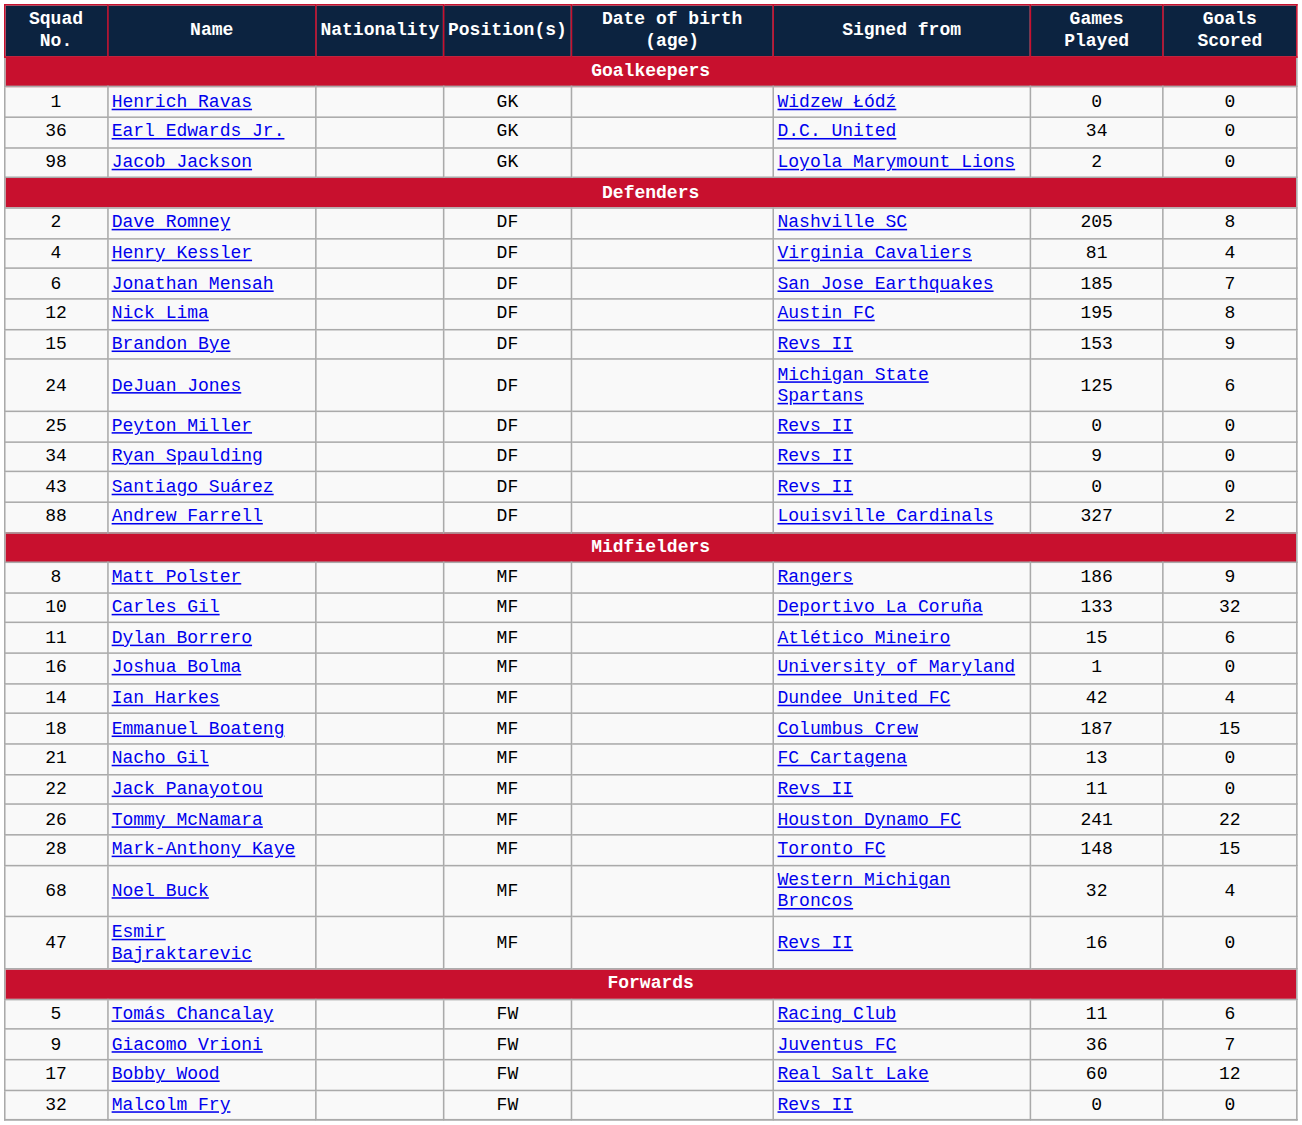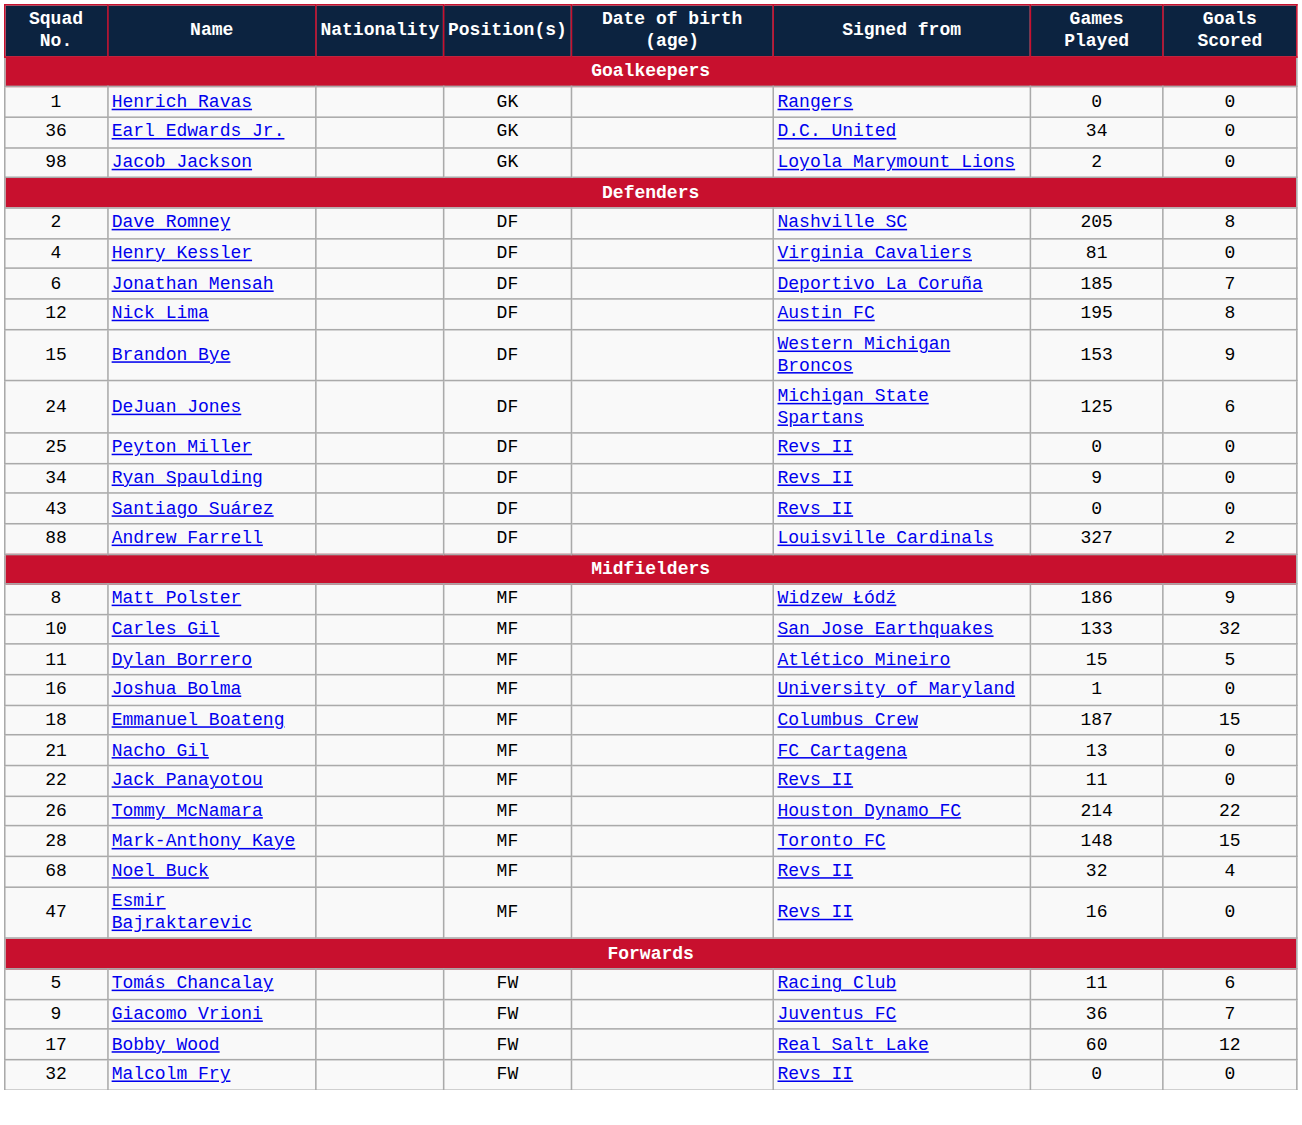(837, 102) Widzew Łódź -> (815, 102) Rangers
(1230, 253) 4 -> (1230, 253) 0
(886, 283) San Jose Earthquakes -> (880, 283) Deportivo La Coruña
(815, 344) Revs II -> (864, 355) Western Michigan Broncos
(815, 577) Rangers -> (837, 599) Widzew Łódź
(880, 608) Deportivo La Coruña -> (886, 629) San Jose Earthquakes
(1230, 638) 6 -> (1230, 659) 5
- row: (166, 698)
(1097, 819) 241 -> (1097, 811) 214
(864, 891) Western Michigan Broncos -> (815, 871) Revs II
